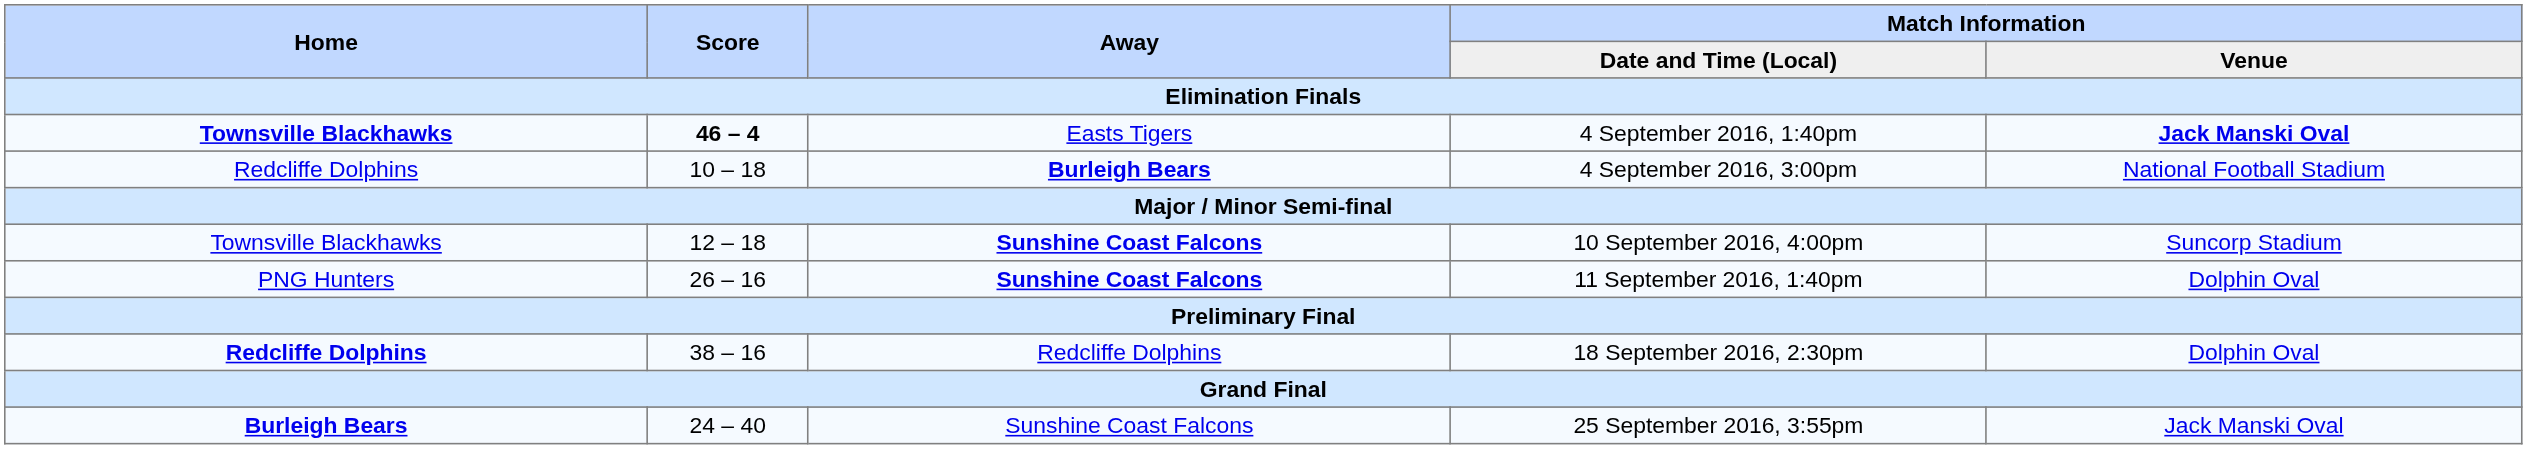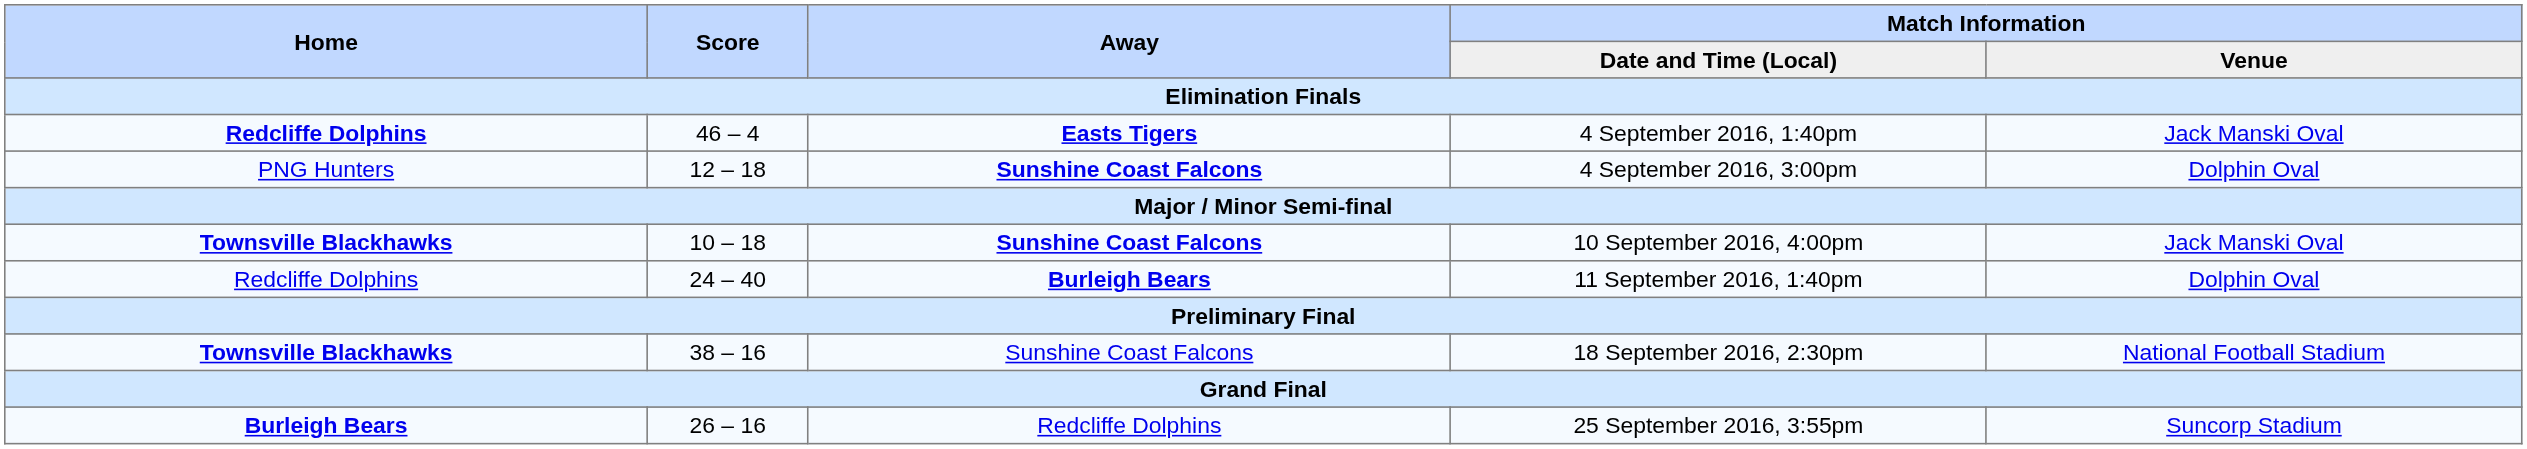(326, 133) Townsville Blackhawks -> (326, 133) Redcliffe Dolphins
(728, 133) bold -> (728, 133) normal
(1129, 133) normal -> (1129, 133) bold
(2254, 133) bold -> (2254, 133) normal
(326, 169) Redcliffe Dolphins -> (326, 169) PNG Hunters
(728, 169) 10 – 18 -> (728, 169) 12 – 18
(1129, 169) Burleigh Bears -> (1129, 169) Sunshine Coast Falcons
(2254, 169) National Football Stadium -> (2254, 169) Dolphin Oval
(326, 242) normal -> (326, 242) bold
(728, 242) 12 – 18 -> (728, 242) 10 – 18
(2254, 242) Suncorp Stadium -> (2254, 242) Jack Manski Oval
(326, 279) PNG Hunters -> (326, 279) Redcliffe Dolphins
(728, 279) 26 – 16 -> (728, 279) 24 – 40
(1129, 279) Sunshine Coast Falcons -> (1129, 279) Burleigh Bears
(326, 352) Redcliffe Dolphins -> (326, 352) Townsville Blackhawks
(1129, 352) Redcliffe Dolphins -> (1129, 352) Sunshine Coast Falcons
(2254, 352) Dolphin Oval -> (2254, 352) National Football Stadium
(728, 425) 24 – 40 -> (728, 425) 26 – 16
(1129, 425) Sunshine Coast Falcons -> (1129, 425) Redcliffe Dolphins
(2254, 425) Jack Manski Oval -> (2254, 425) Suncorp Stadium
